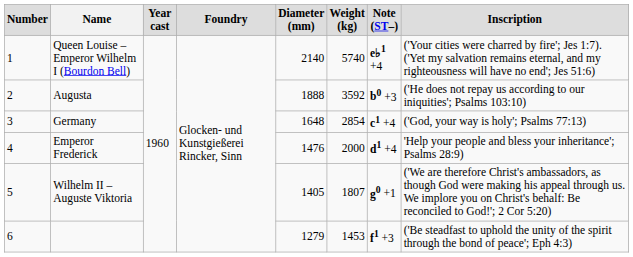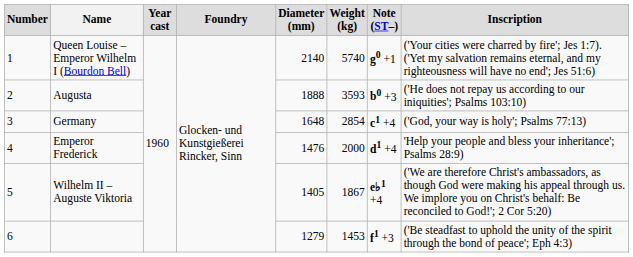(378, 57) e♭1 +4 -> (383, 57) g0 +1
(353, 95) 3592 -> (353, 95) 3593
(353, 192) 1807 -> (353, 192) 1867
(383, 192) g0 +1 -> (378, 192) e♭1 +4
